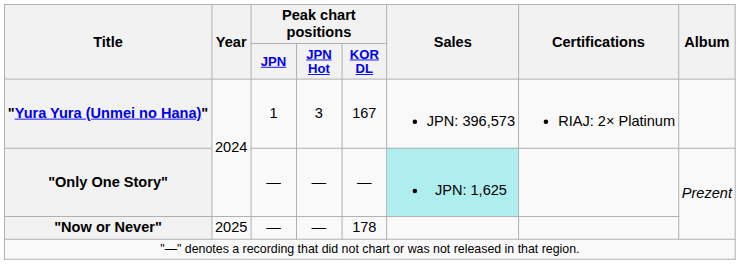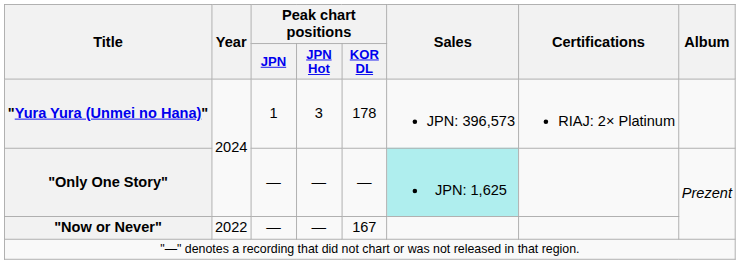(364, 113) 167 -> (364, 113) 178
(231, 227) 2025 -> (231, 227) 2022
(364, 227) 178 -> (364, 227) 167
